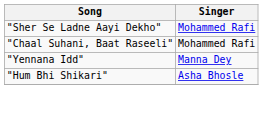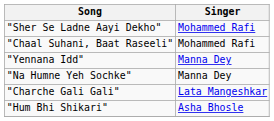+ row: (69, 77)
+ row: (63, 92)
